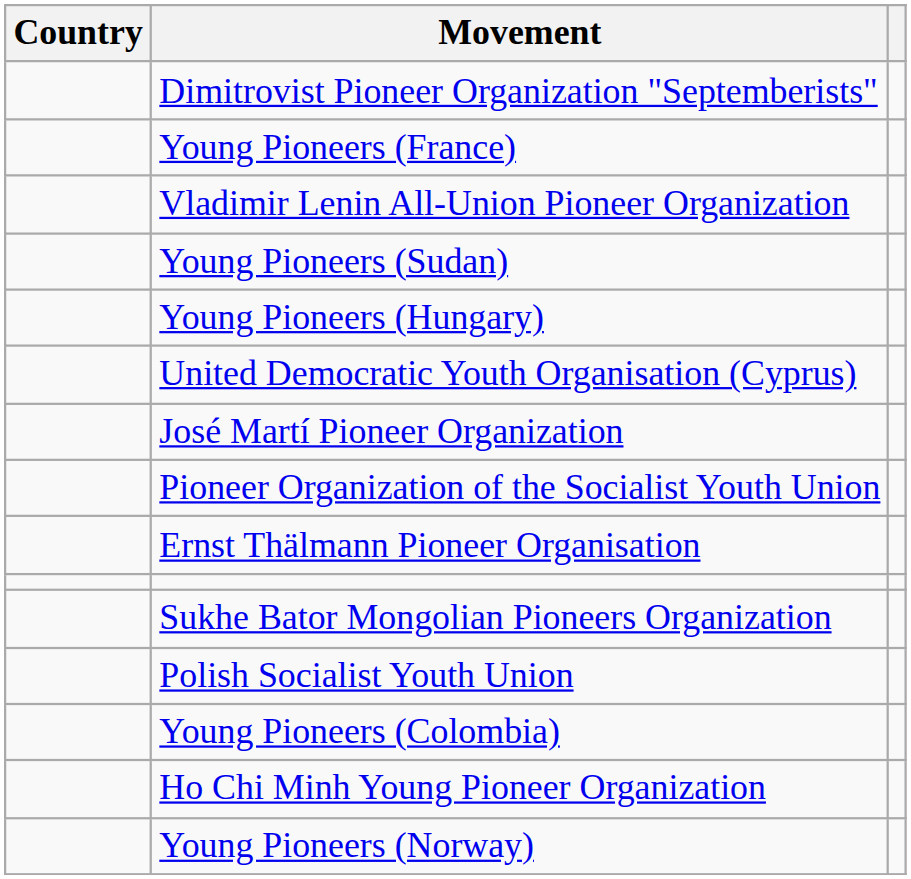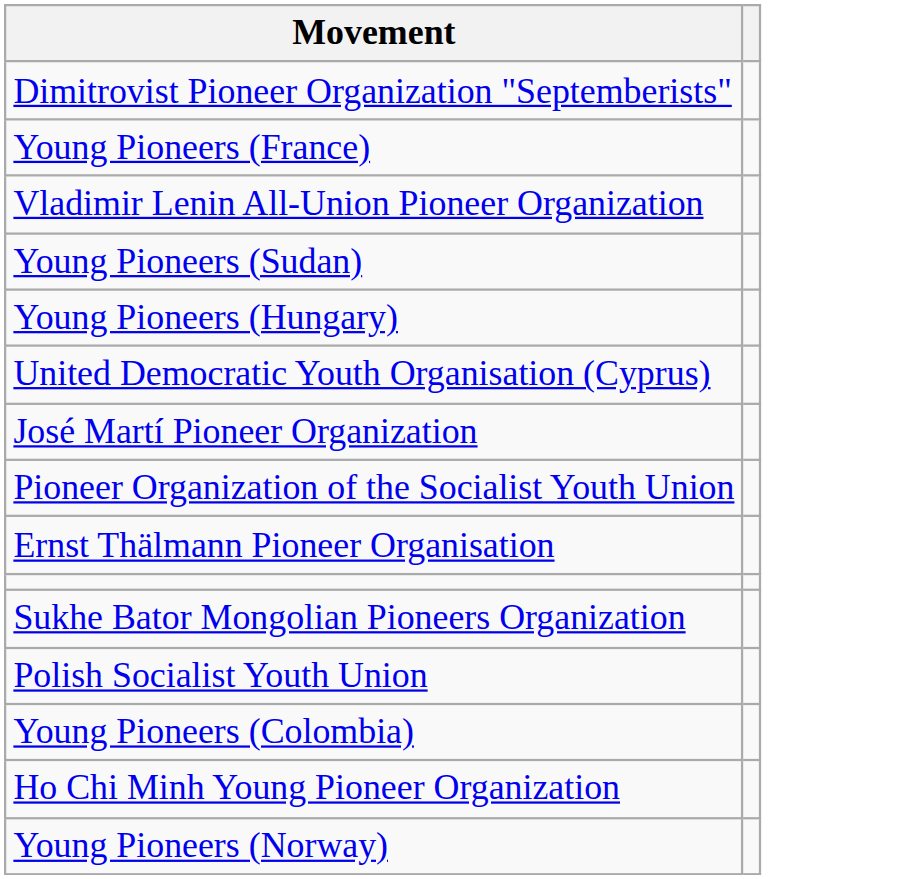- column: (78, 32)
